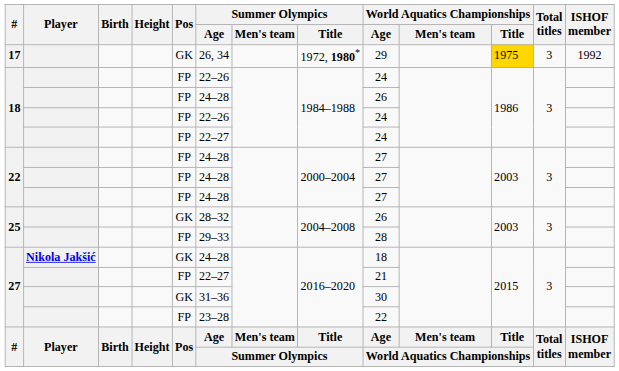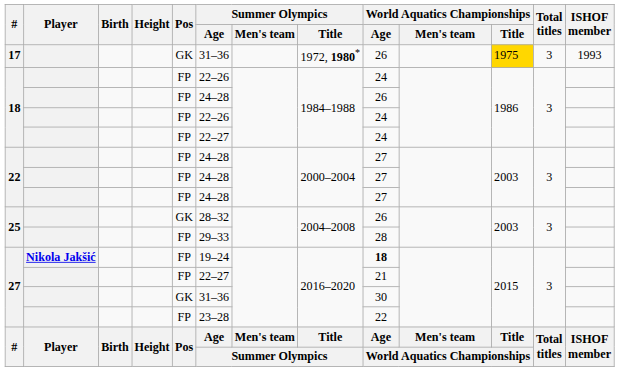(214, 56) 26, 34 -> (214, 56) 31–36
(381, 56) 29 -> (381, 56) 26
(590, 56) 1992 -> (590, 56) 1993
(184, 257) GK -> (184, 257) FP
(214, 257) 24–28 -> (214, 257) 19–24
(381, 257) normal -> (381, 257) bold
